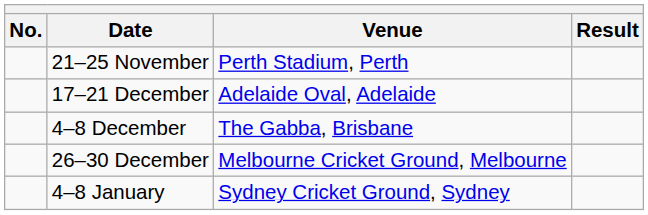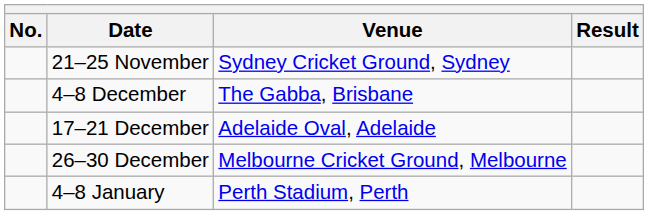(313, 62) Perth Stadium, Perth -> (364, 62) Sydney Cricket Ground, Sydney
rows swapped: (119, 127) <-> (130, 95)
(364, 192) Sydney Cricket Ground, Sydney -> (313, 192) Perth Stadium, Perth
